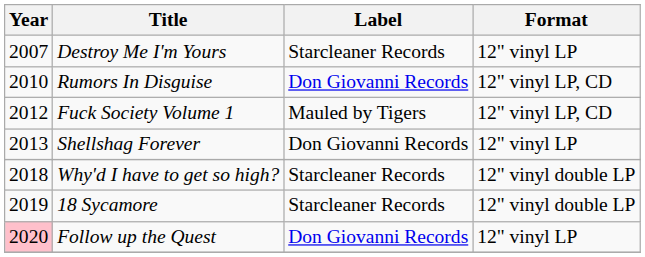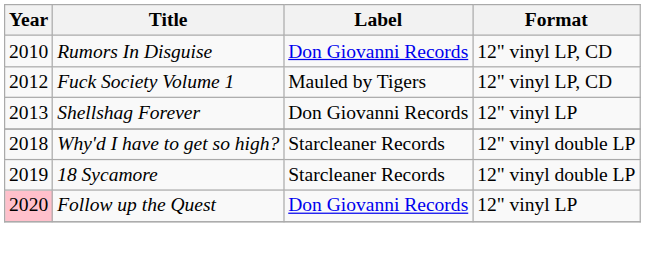- row: (142, 50)
